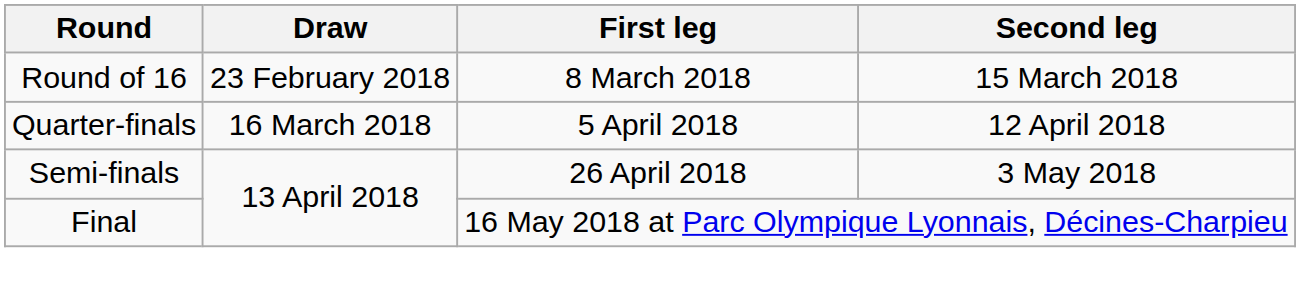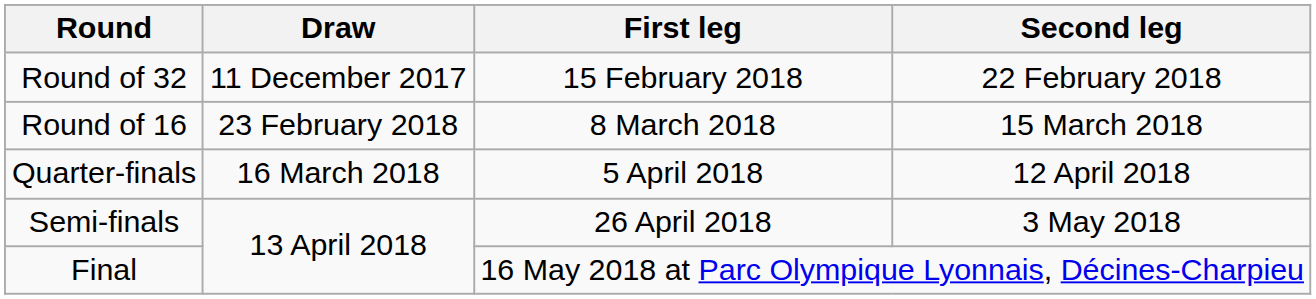+ row: (104, 76)
